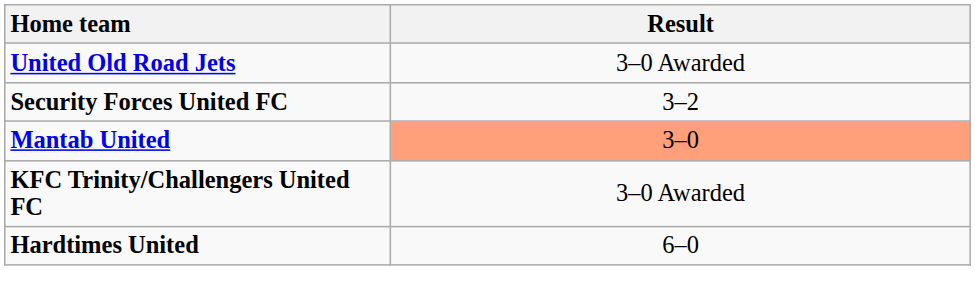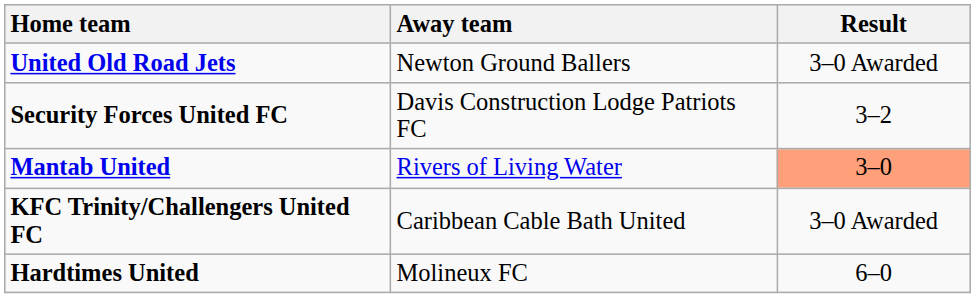+ column: (454, 23)
